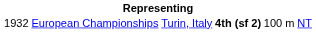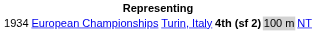(16, 23) 1932 -> (16, 23) 1934
(279, 23) no background -> (279, 23) lightgrey background
